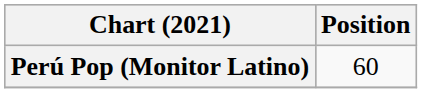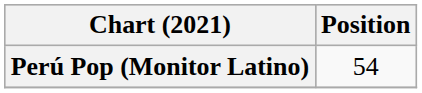(366, 66) 60 -> (366, 66) 54
